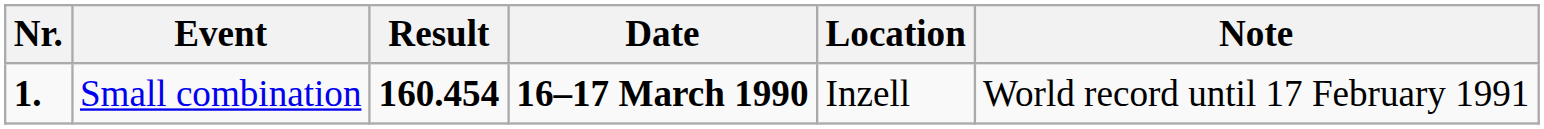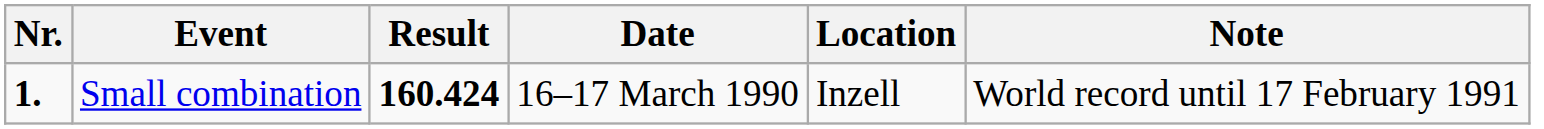(439, 92) 160.454 -> (439, 92) 160.424
(662, 92) bold -> (658, 92) normal
